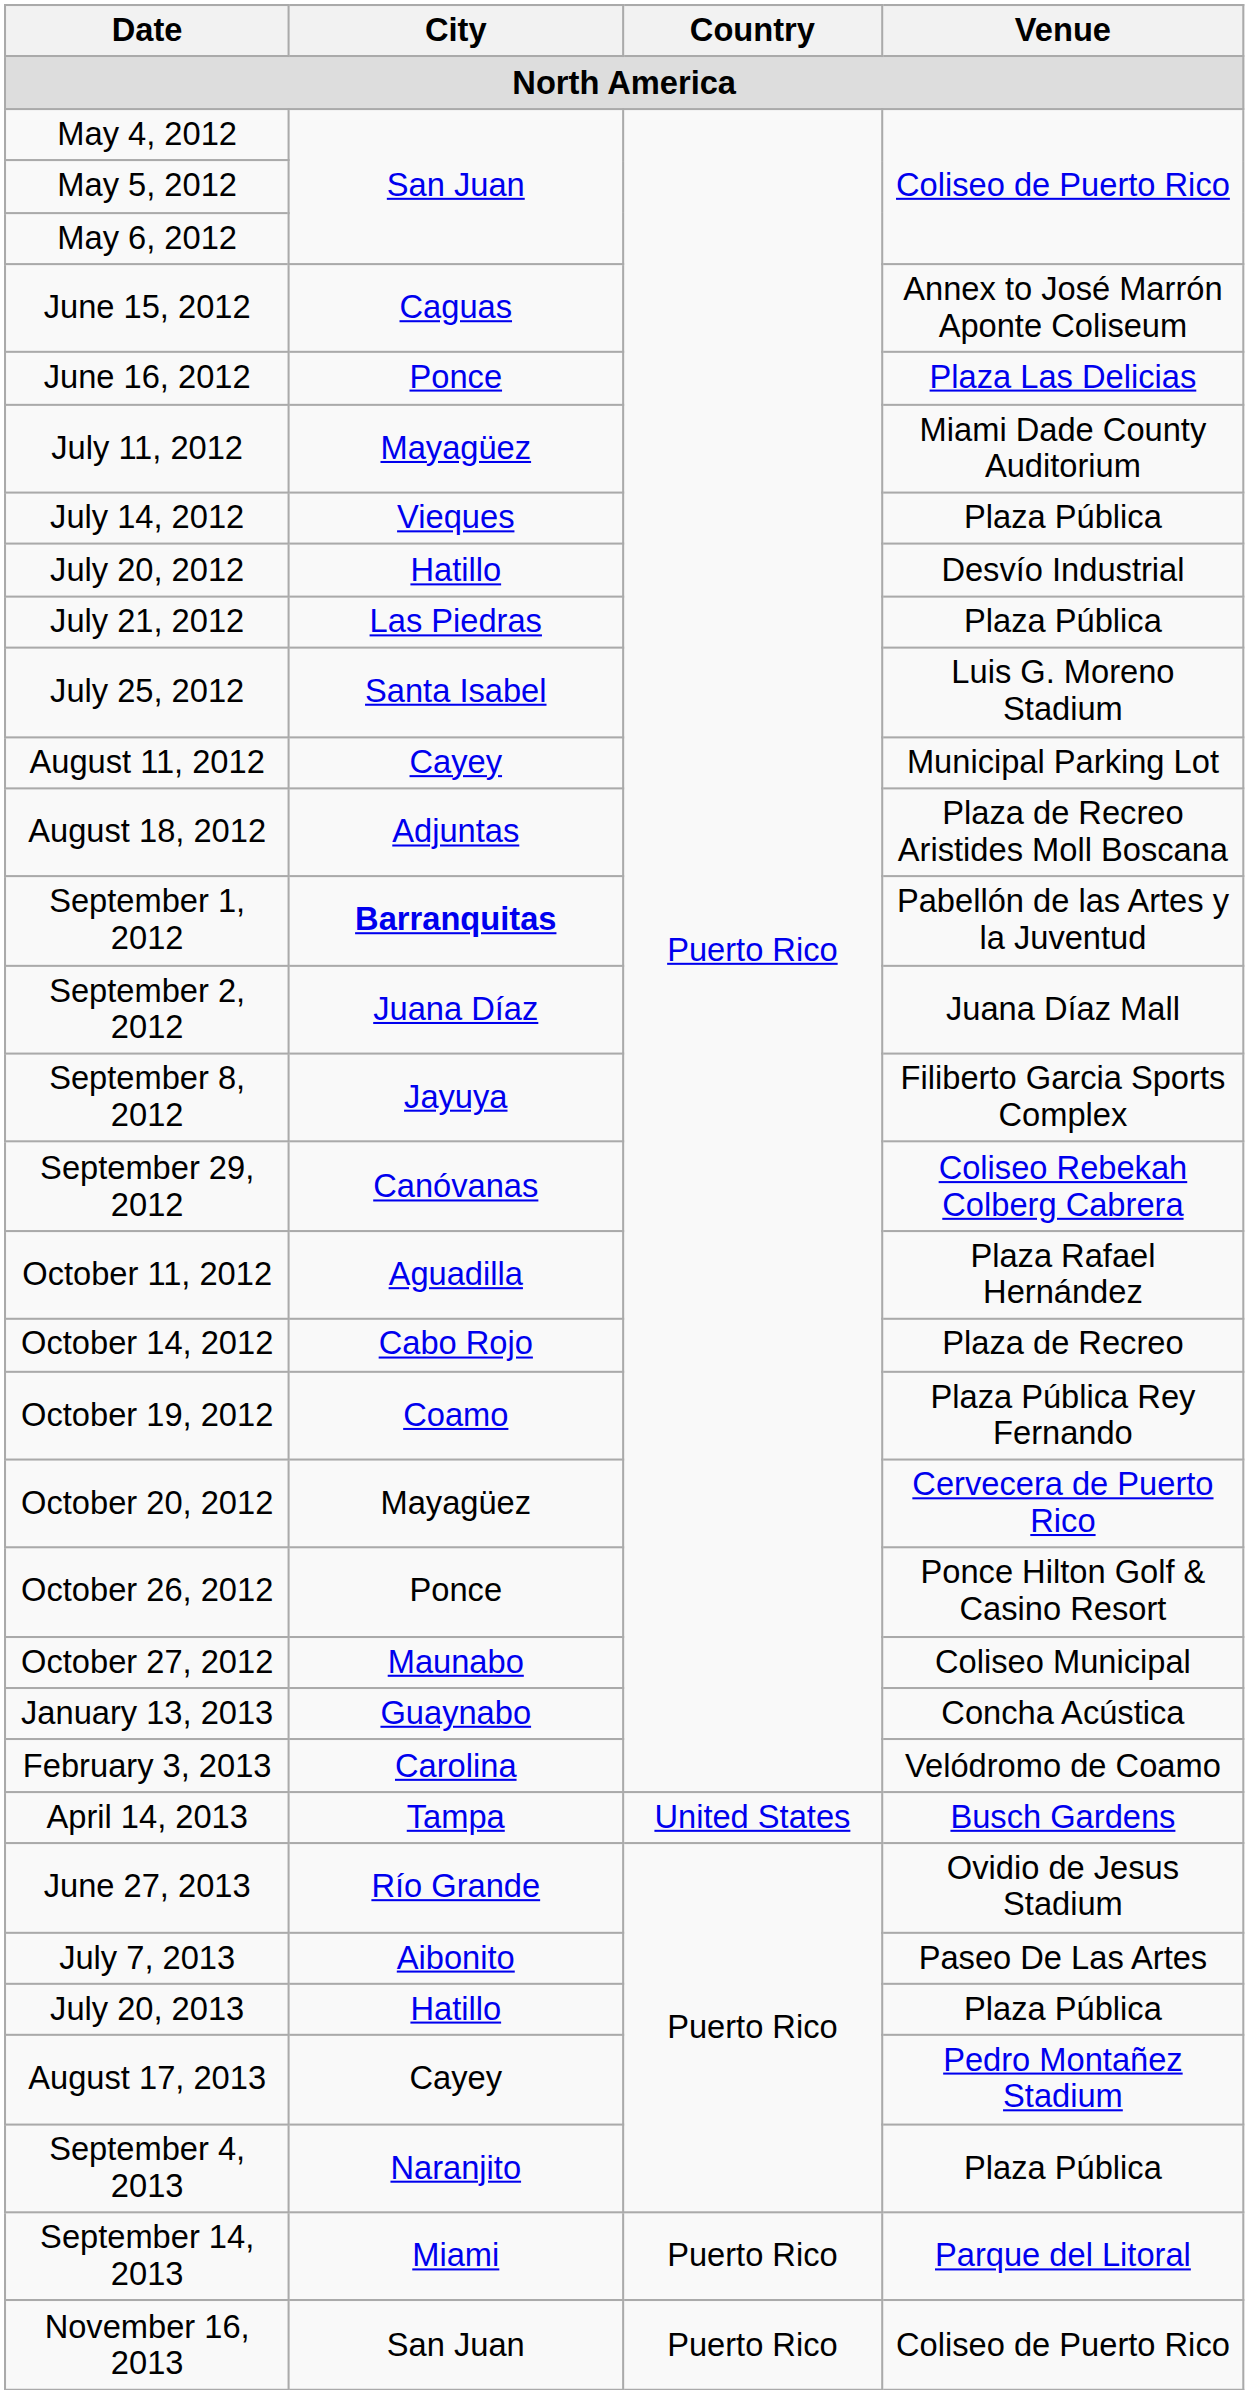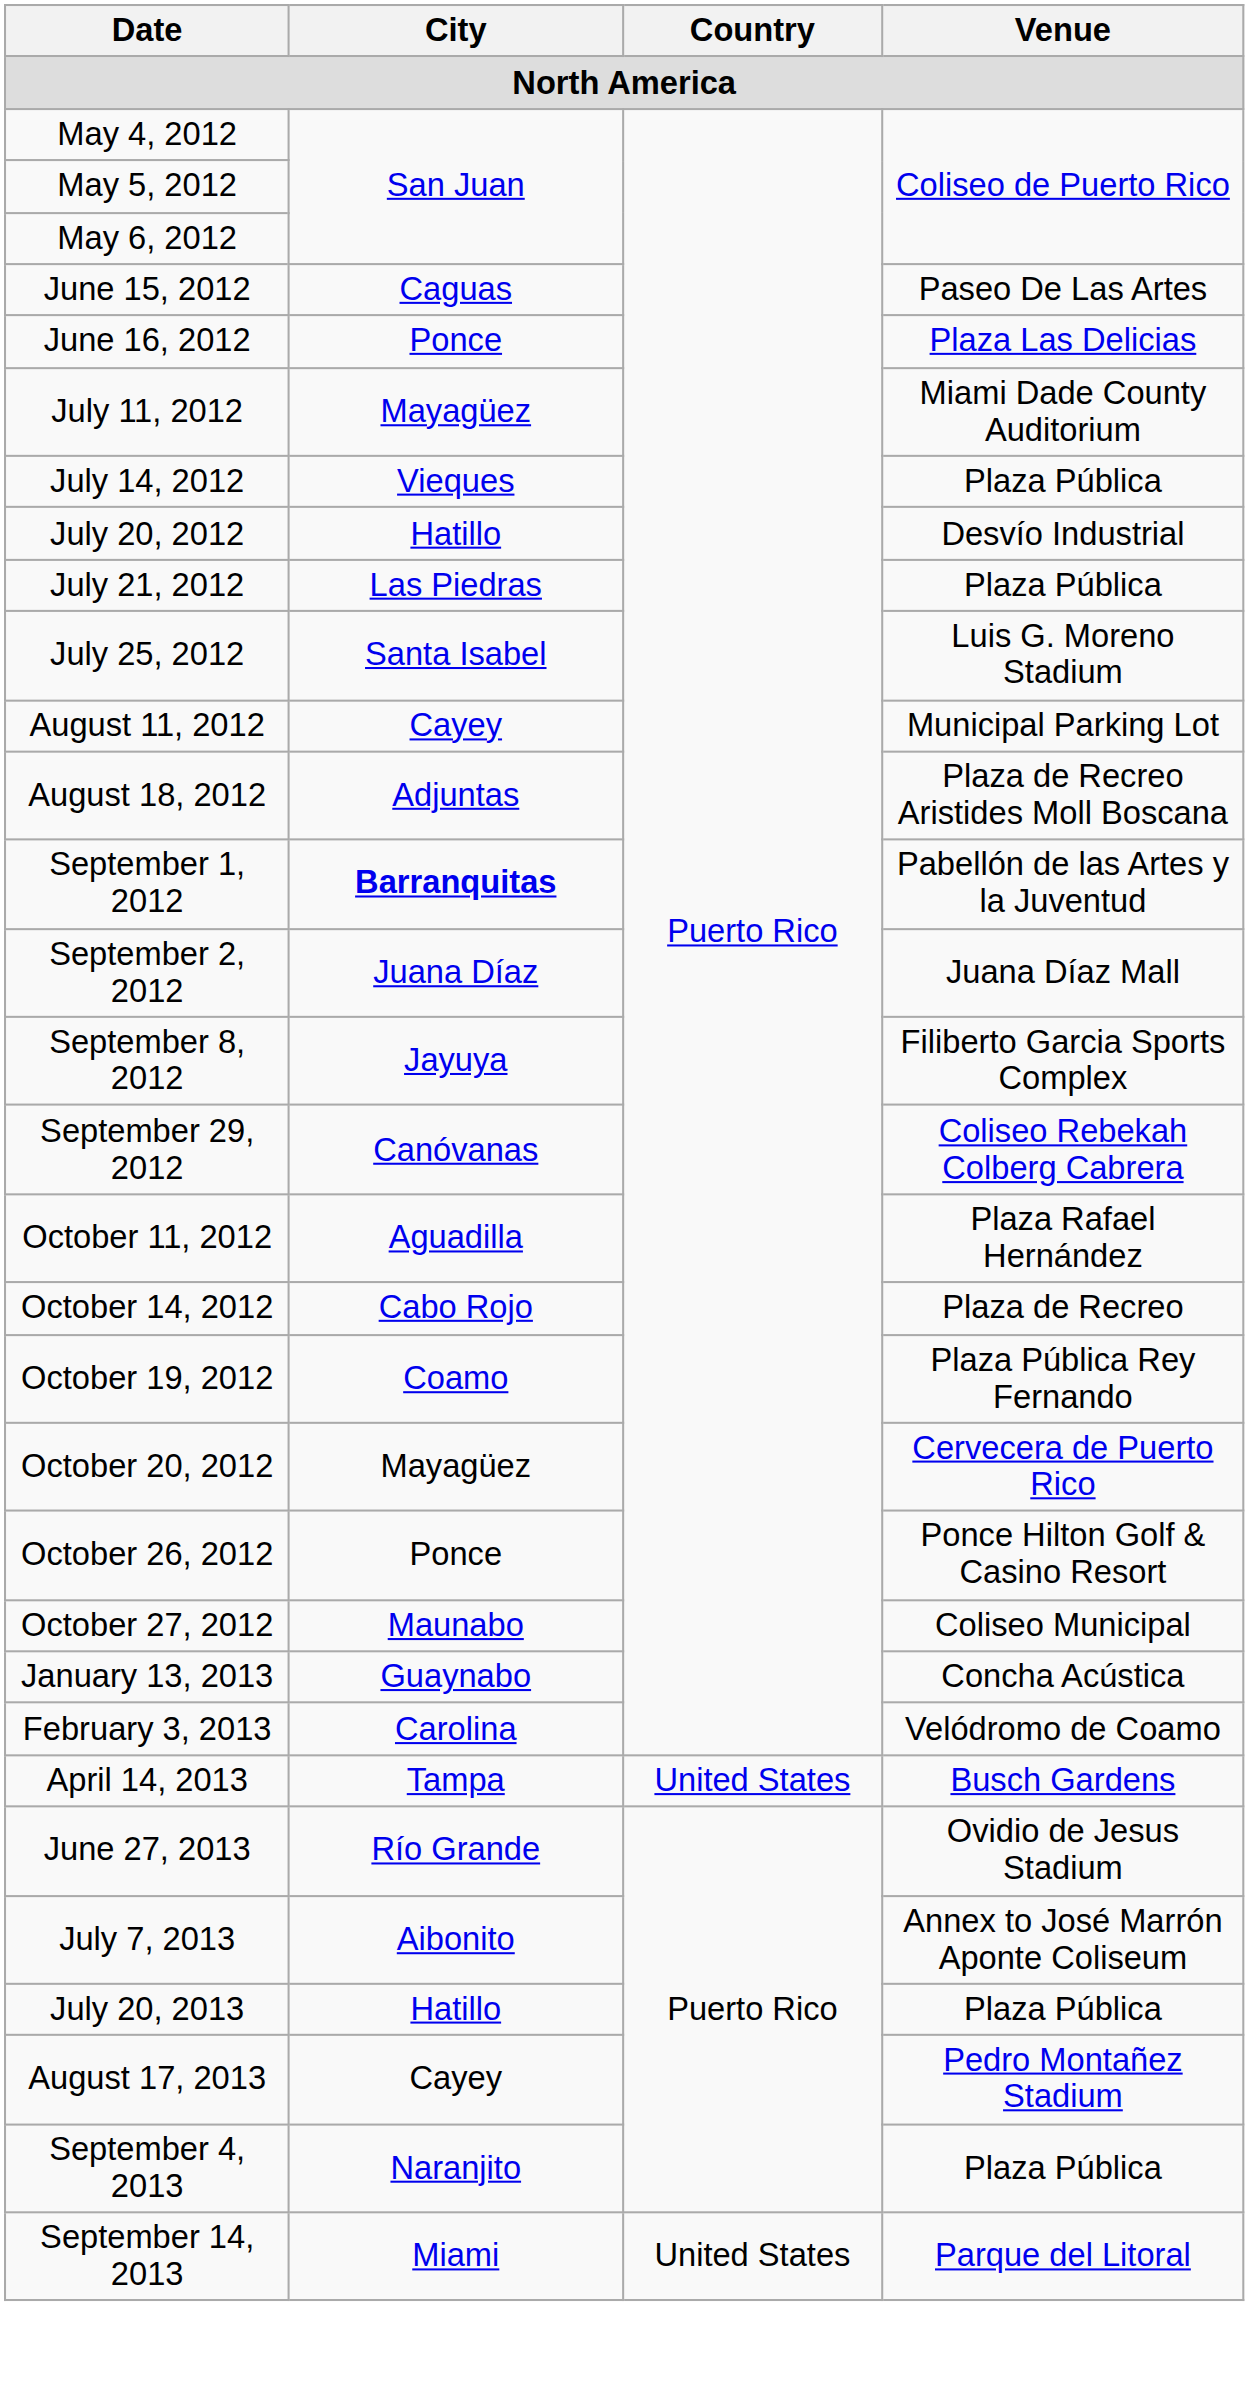(1063, 307) Annex to José Marrón Aponte Coliseum -> (1063, 289) Paseo De Las Artes
(1063, 1957) Paseo De Las Artes -> (1063, 1938) Annex to José Marrón Aponte Coliseum
(752, 2256) Puerto Rico -> (752, 2256) United States
- row: (147, 2344)
